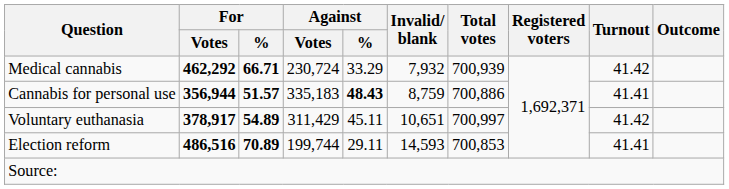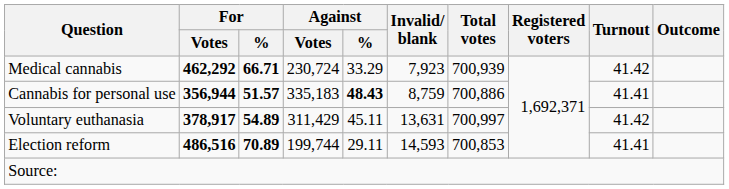(426, 68) 7,932 -> (426, 68) 7,923
(422, 119) 10,651 -> (422, 119) 13,631
